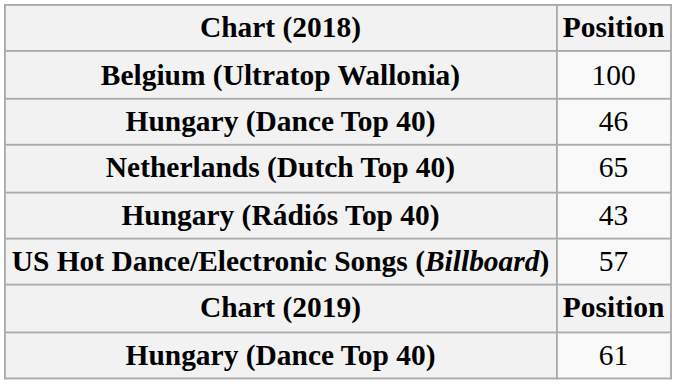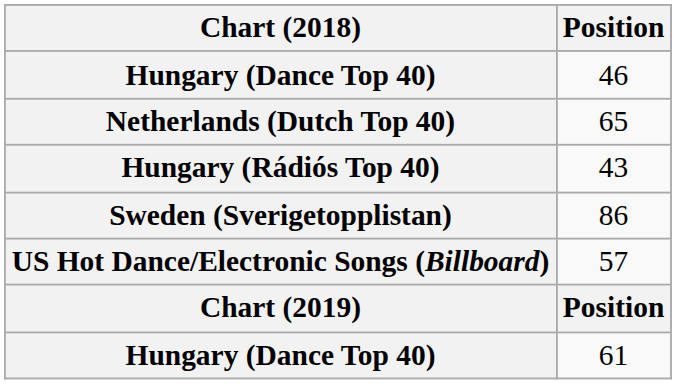- row: (614, 74)
+ row: (614, 214)
